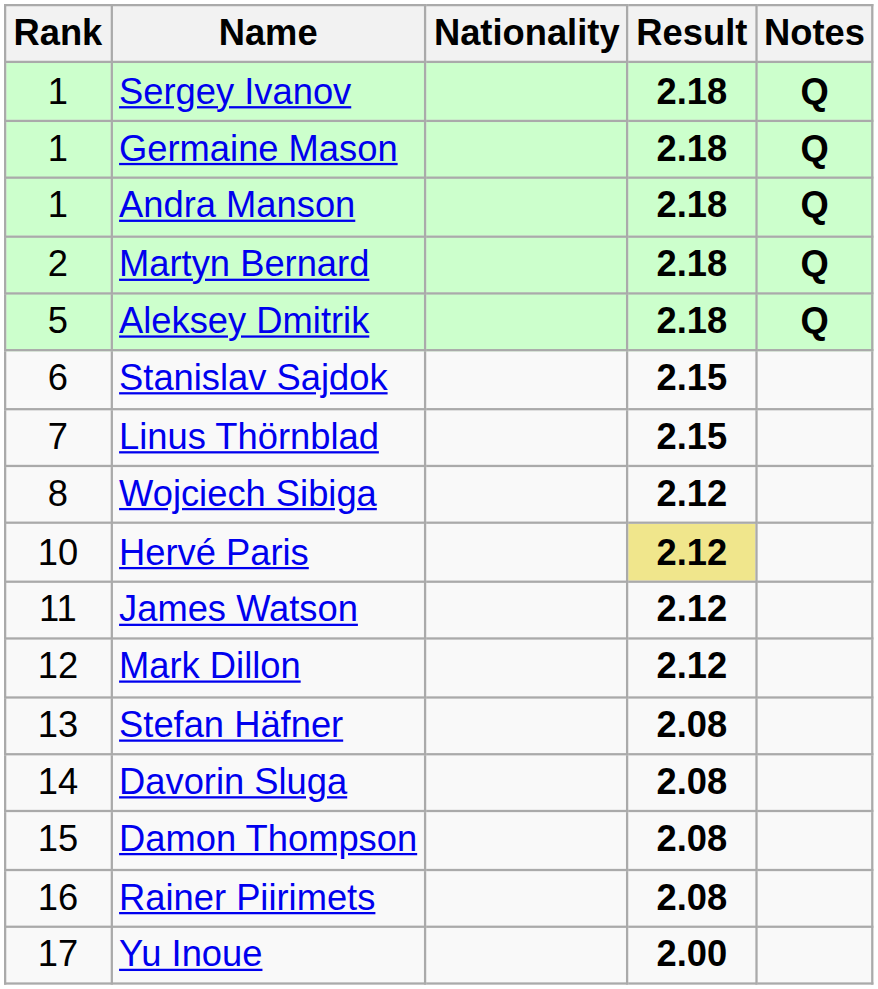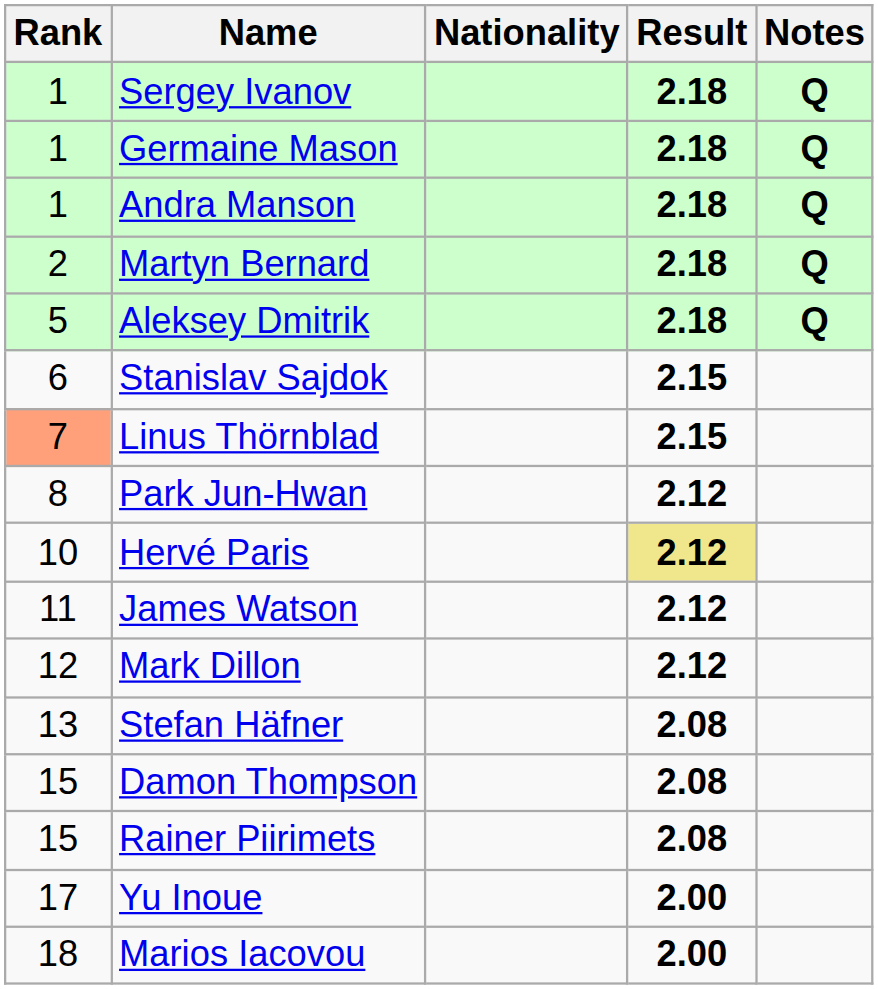(58, 436) no background -> (58, 436) lightsalmon background
+ row: (243, 494)
- row: (248, 494)
- row: (233, 782)
(58, 897) 16 -> (58, 839) 15
+ row: (242, 954)
